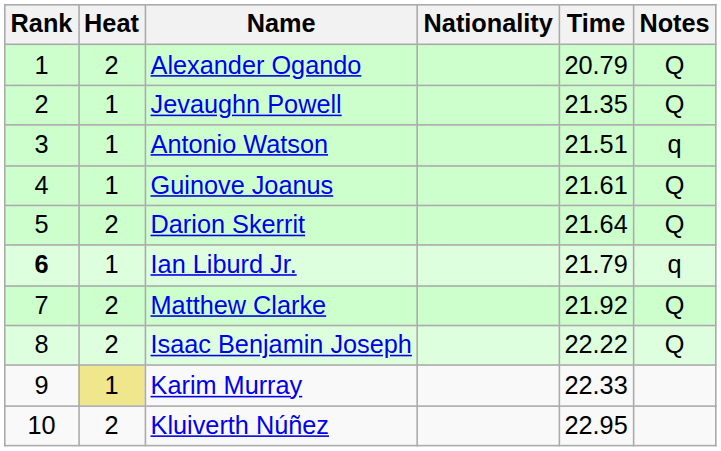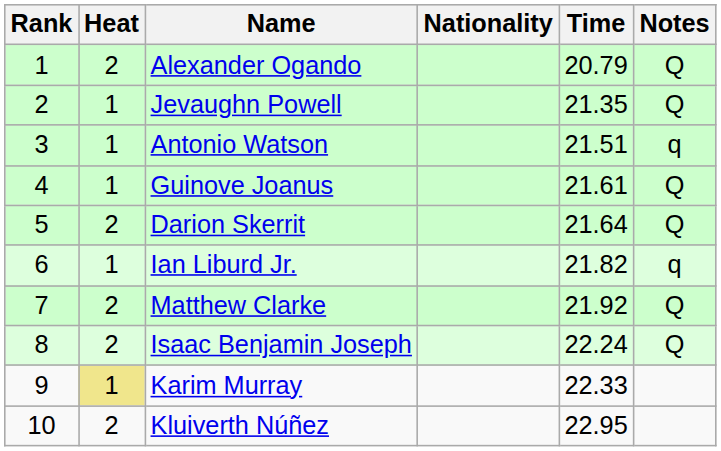(42, 265) bold -> (42, 265) normal
(596, 265) 21.79 -> (596, 265) 21.82
(596, 345) 22.22 -> (596, 345) 22.24
